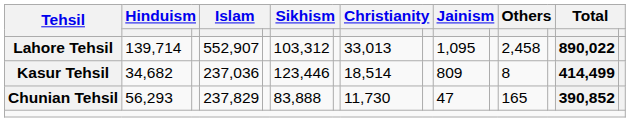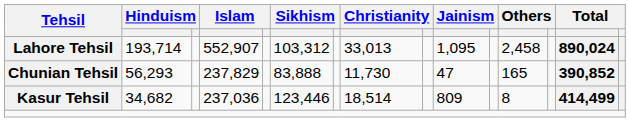(153, 48) 139,714 -> (153, 48) 193,714
(587, 48) 890,022 -> (587, 48) 890,024
rows swapped: (63, 97) <-> (63, 73)
